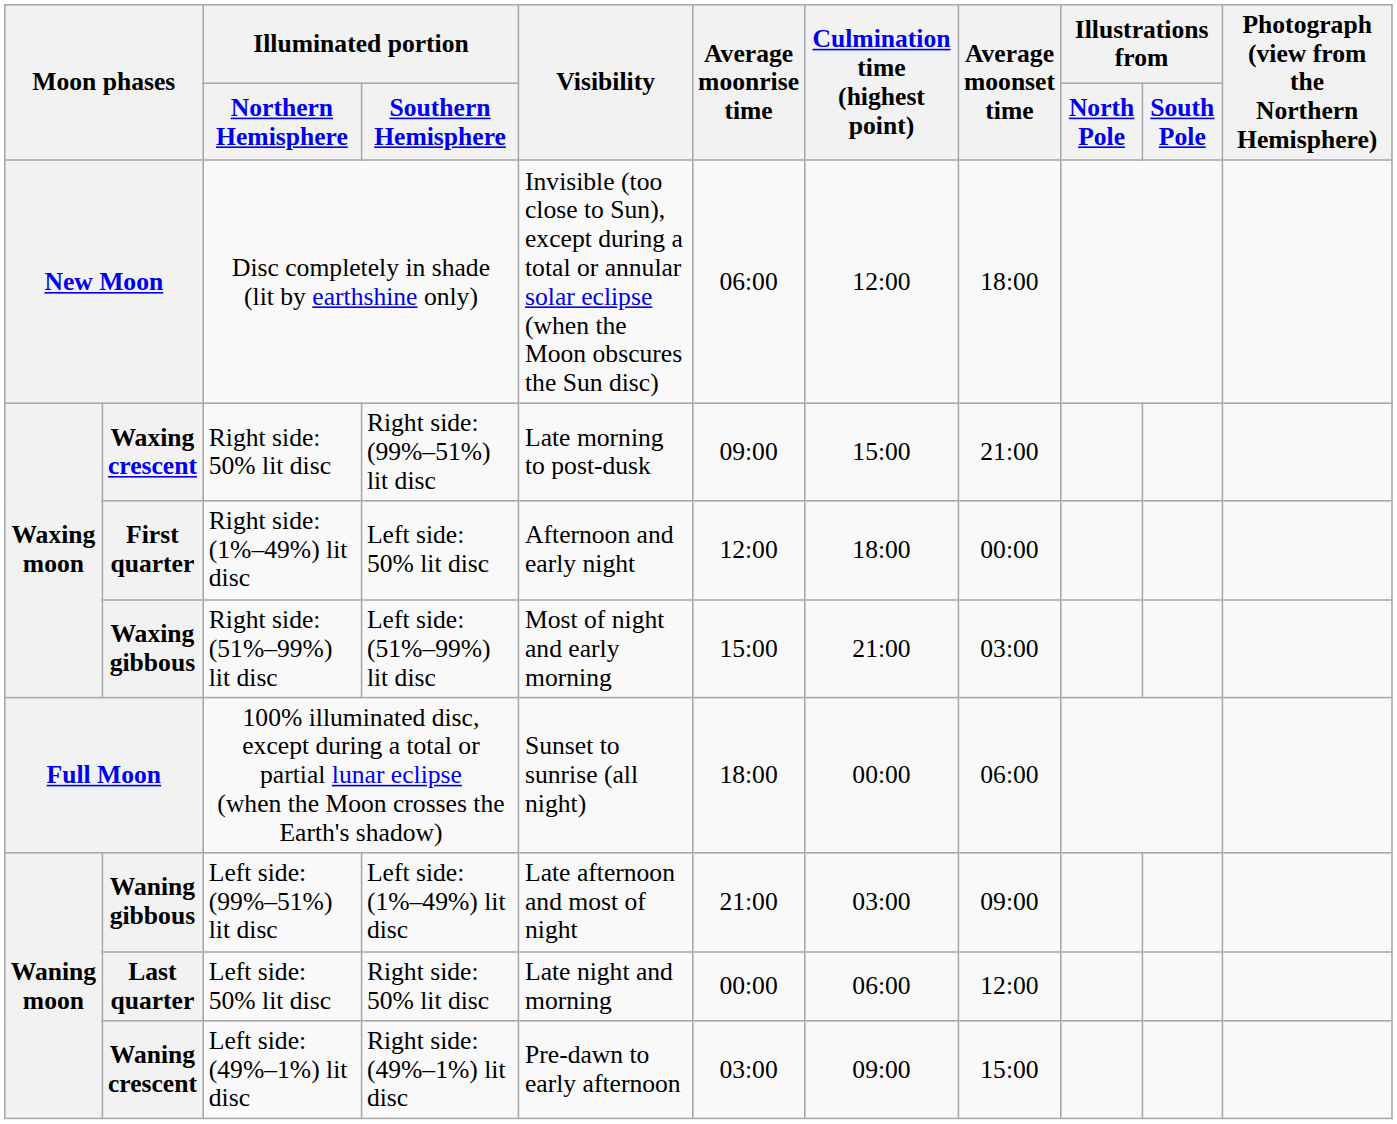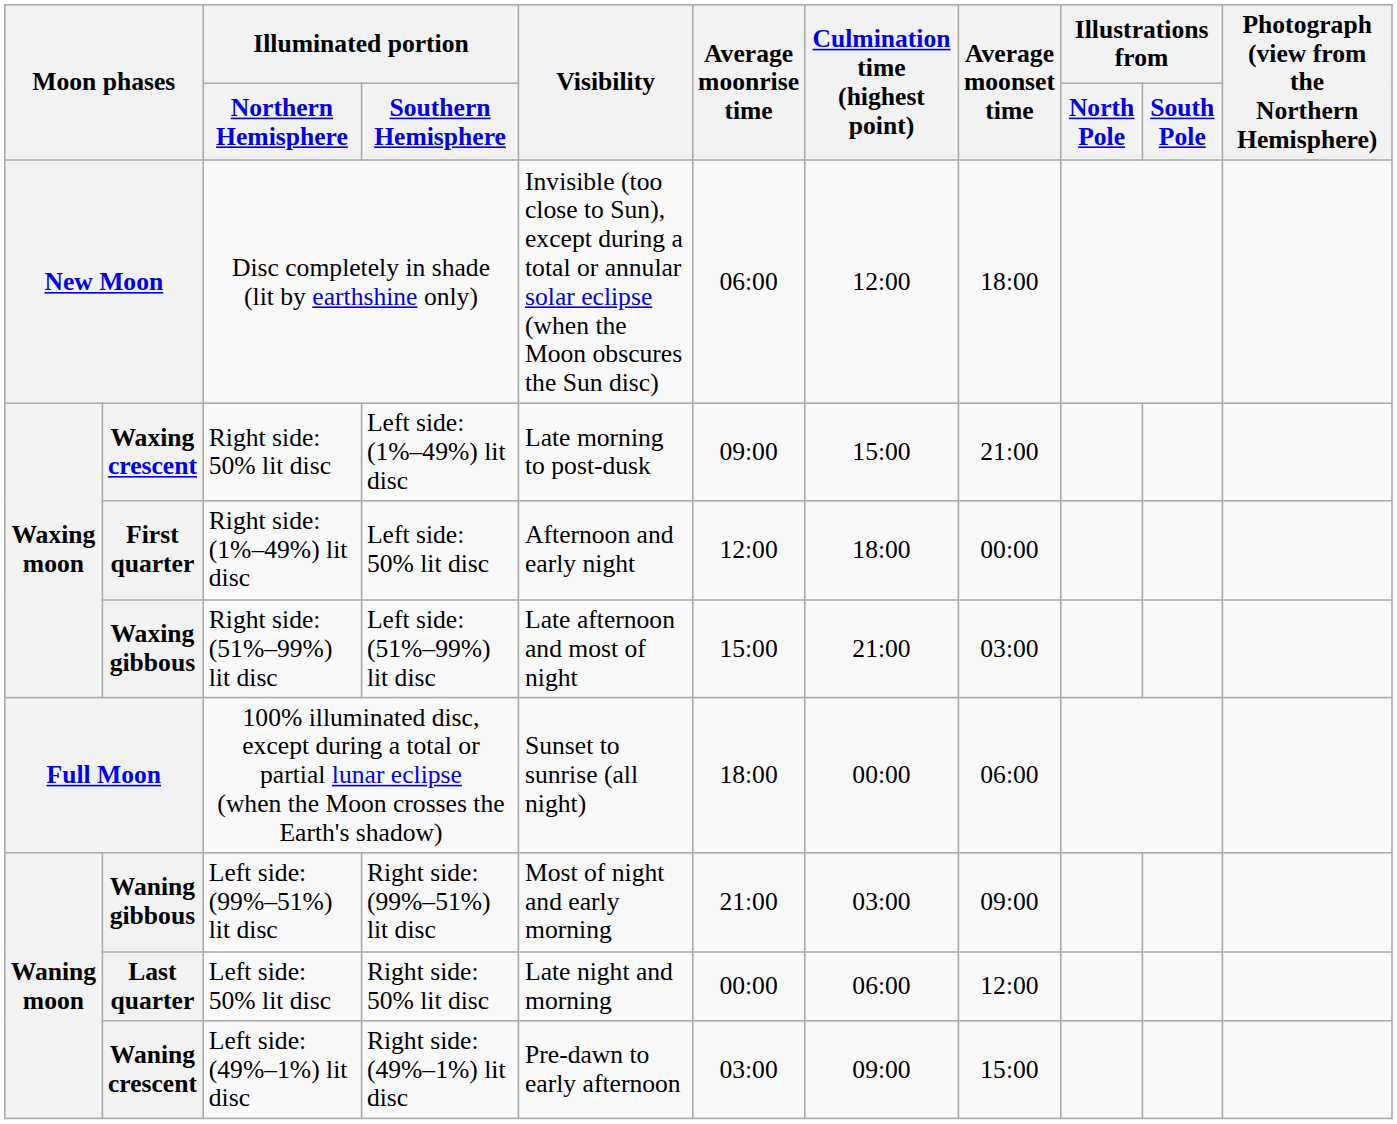(429, 451) Right side: (99%–51%) lit disc -> (436, 451) Left side: (1%–49%) lit disc
(595, 648) Most of night and early morning -> (600, 648) Late afternoon and most of night
(436, 902) Left side: (1%–49%) lit disc -> (429, 902) Right side: (99%–51%) lit disc
(600, 902) Late afternoon and most of night -> (595, 902) Most of night and early morning
